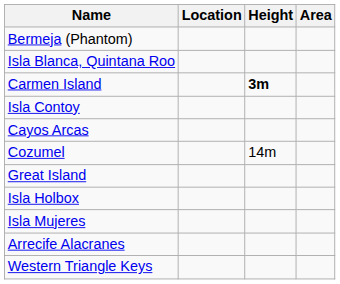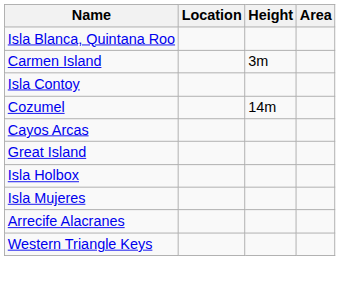- row: (70, 38)
(259, 84) bold -> (258, 61) normal
rows swapped: (36, 152) <-> (48, 130)
